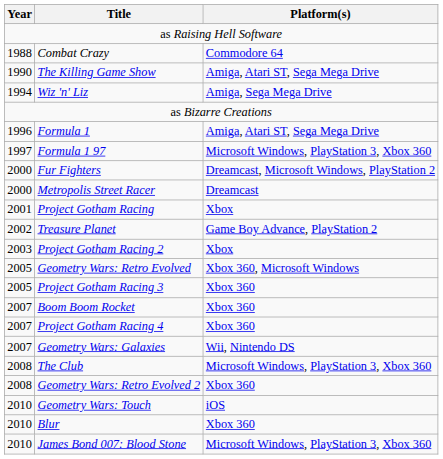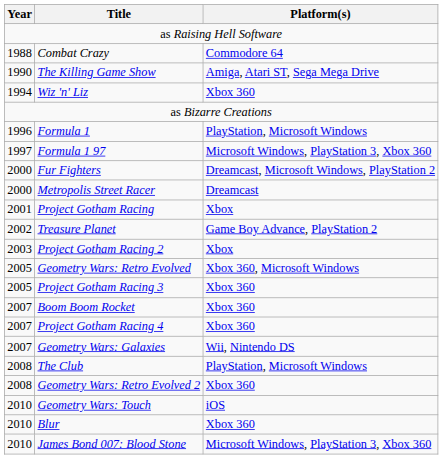(269, 92) Amiga, Sega Mega Drive -> (230, 92) Xbox 360
(292, 131) Amiga, Atari ST, Sega Mega Drive -> (286, 131) PlayStation, Microsoft Windows
(319, 365) Microsoft Windows, PlayStation 3, Xbox 360 -> (286, 365) PlayStation, Microsoft Windows
